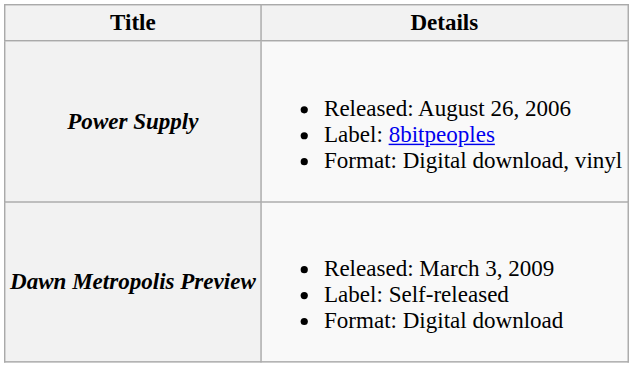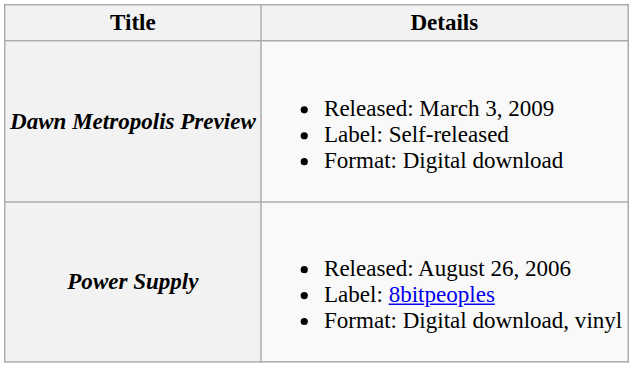rows swapped: (133, 121) <-> (133, 281)
